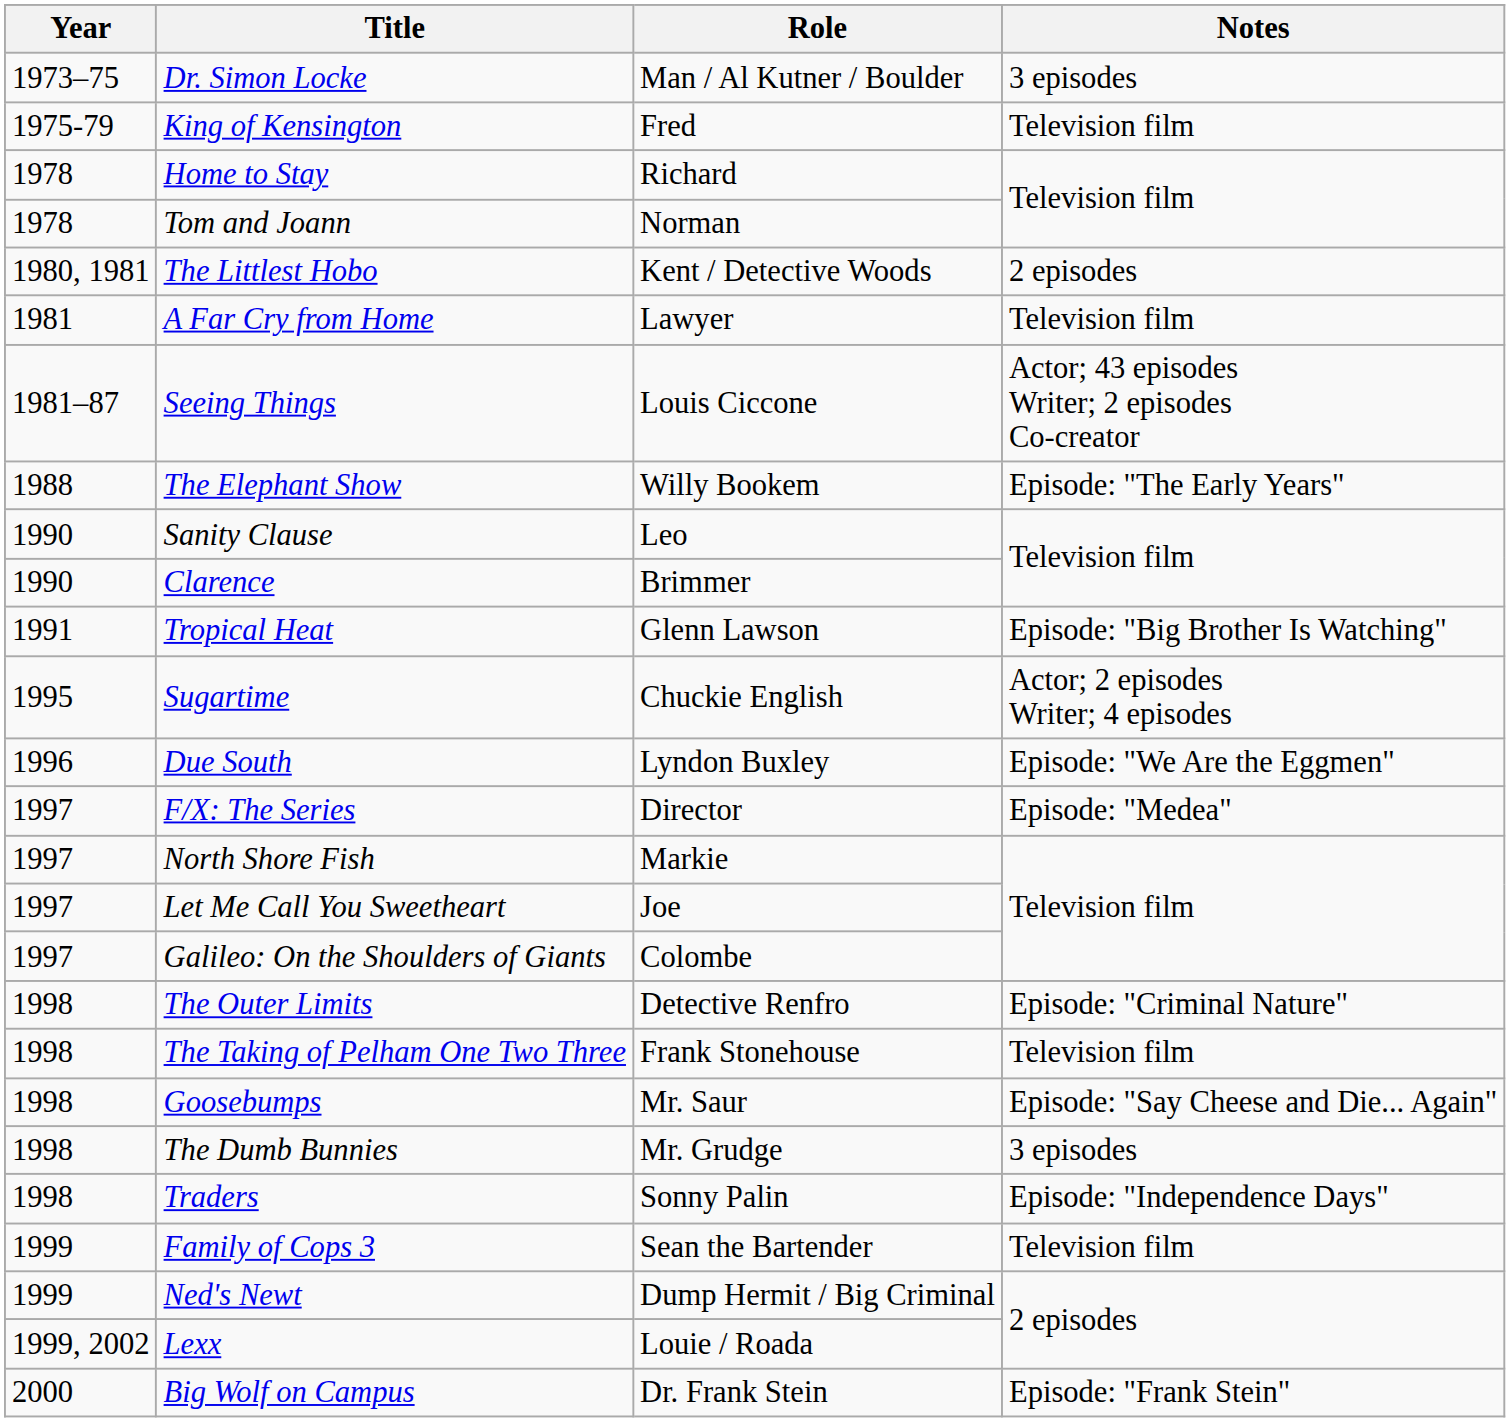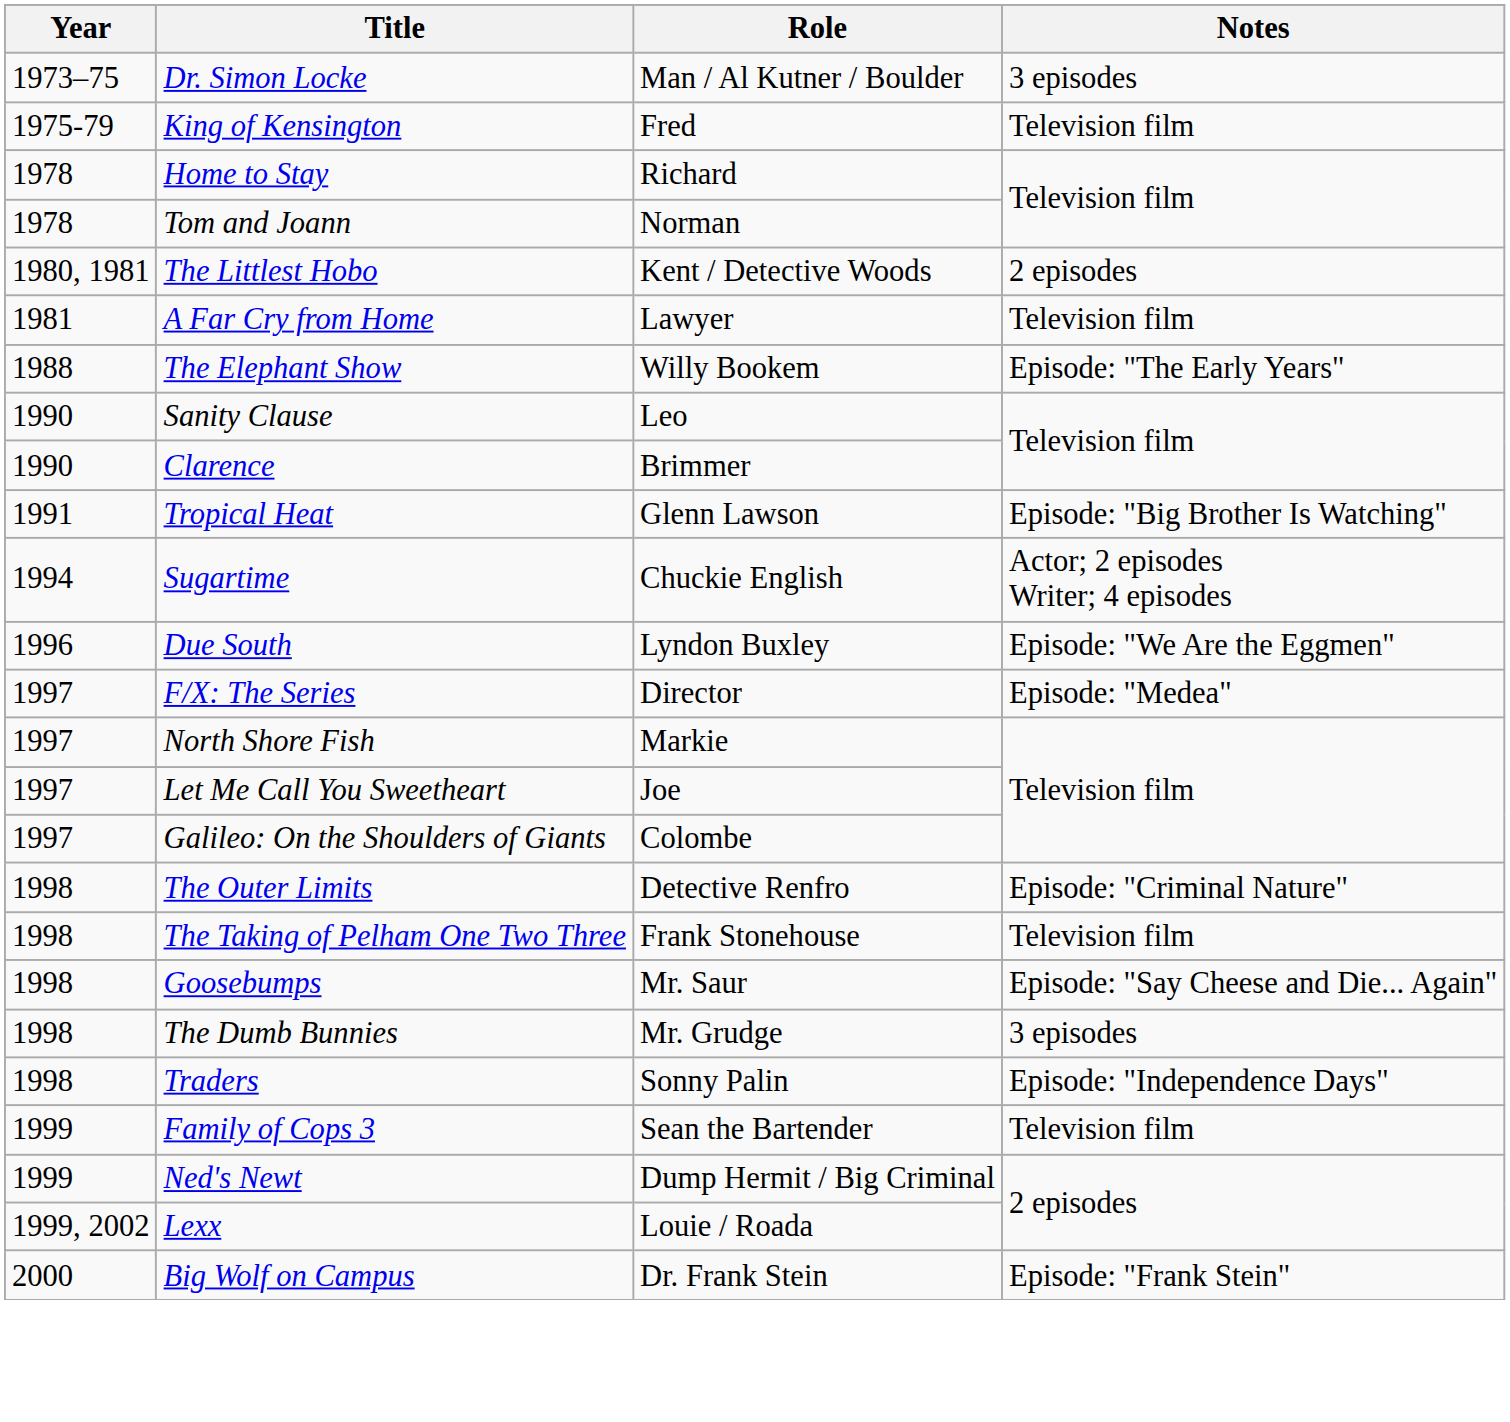- row: (250, 402)
(43, 696) 1995 -> (43, 579) 1994
